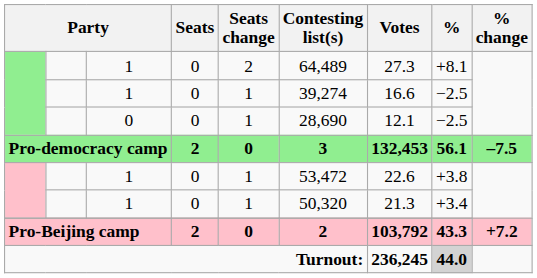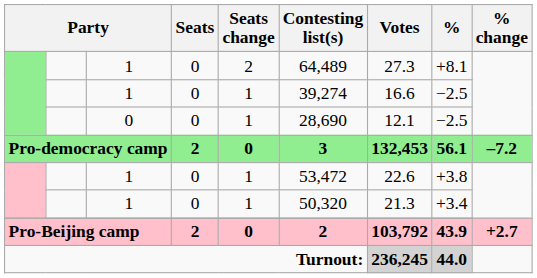(502, 148) –7.5 -> (502, 148) –7.2
(452, 231) 43.3 -> (452, 231) 43.9
(502, 231) +7.2 -> (502, 231) +2.7
(400, 259) no background -> (400, 259) lightgrey background
